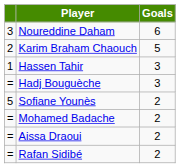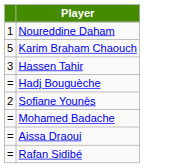- column: (157, 13)
(10, 31) 3 -> (10, 31) 1
(10, 48) 2 -> (10, 48) 5
(10, 66) 1 -> (10, 66) 3
(10, 101) 5 -> (10, 101) 2
